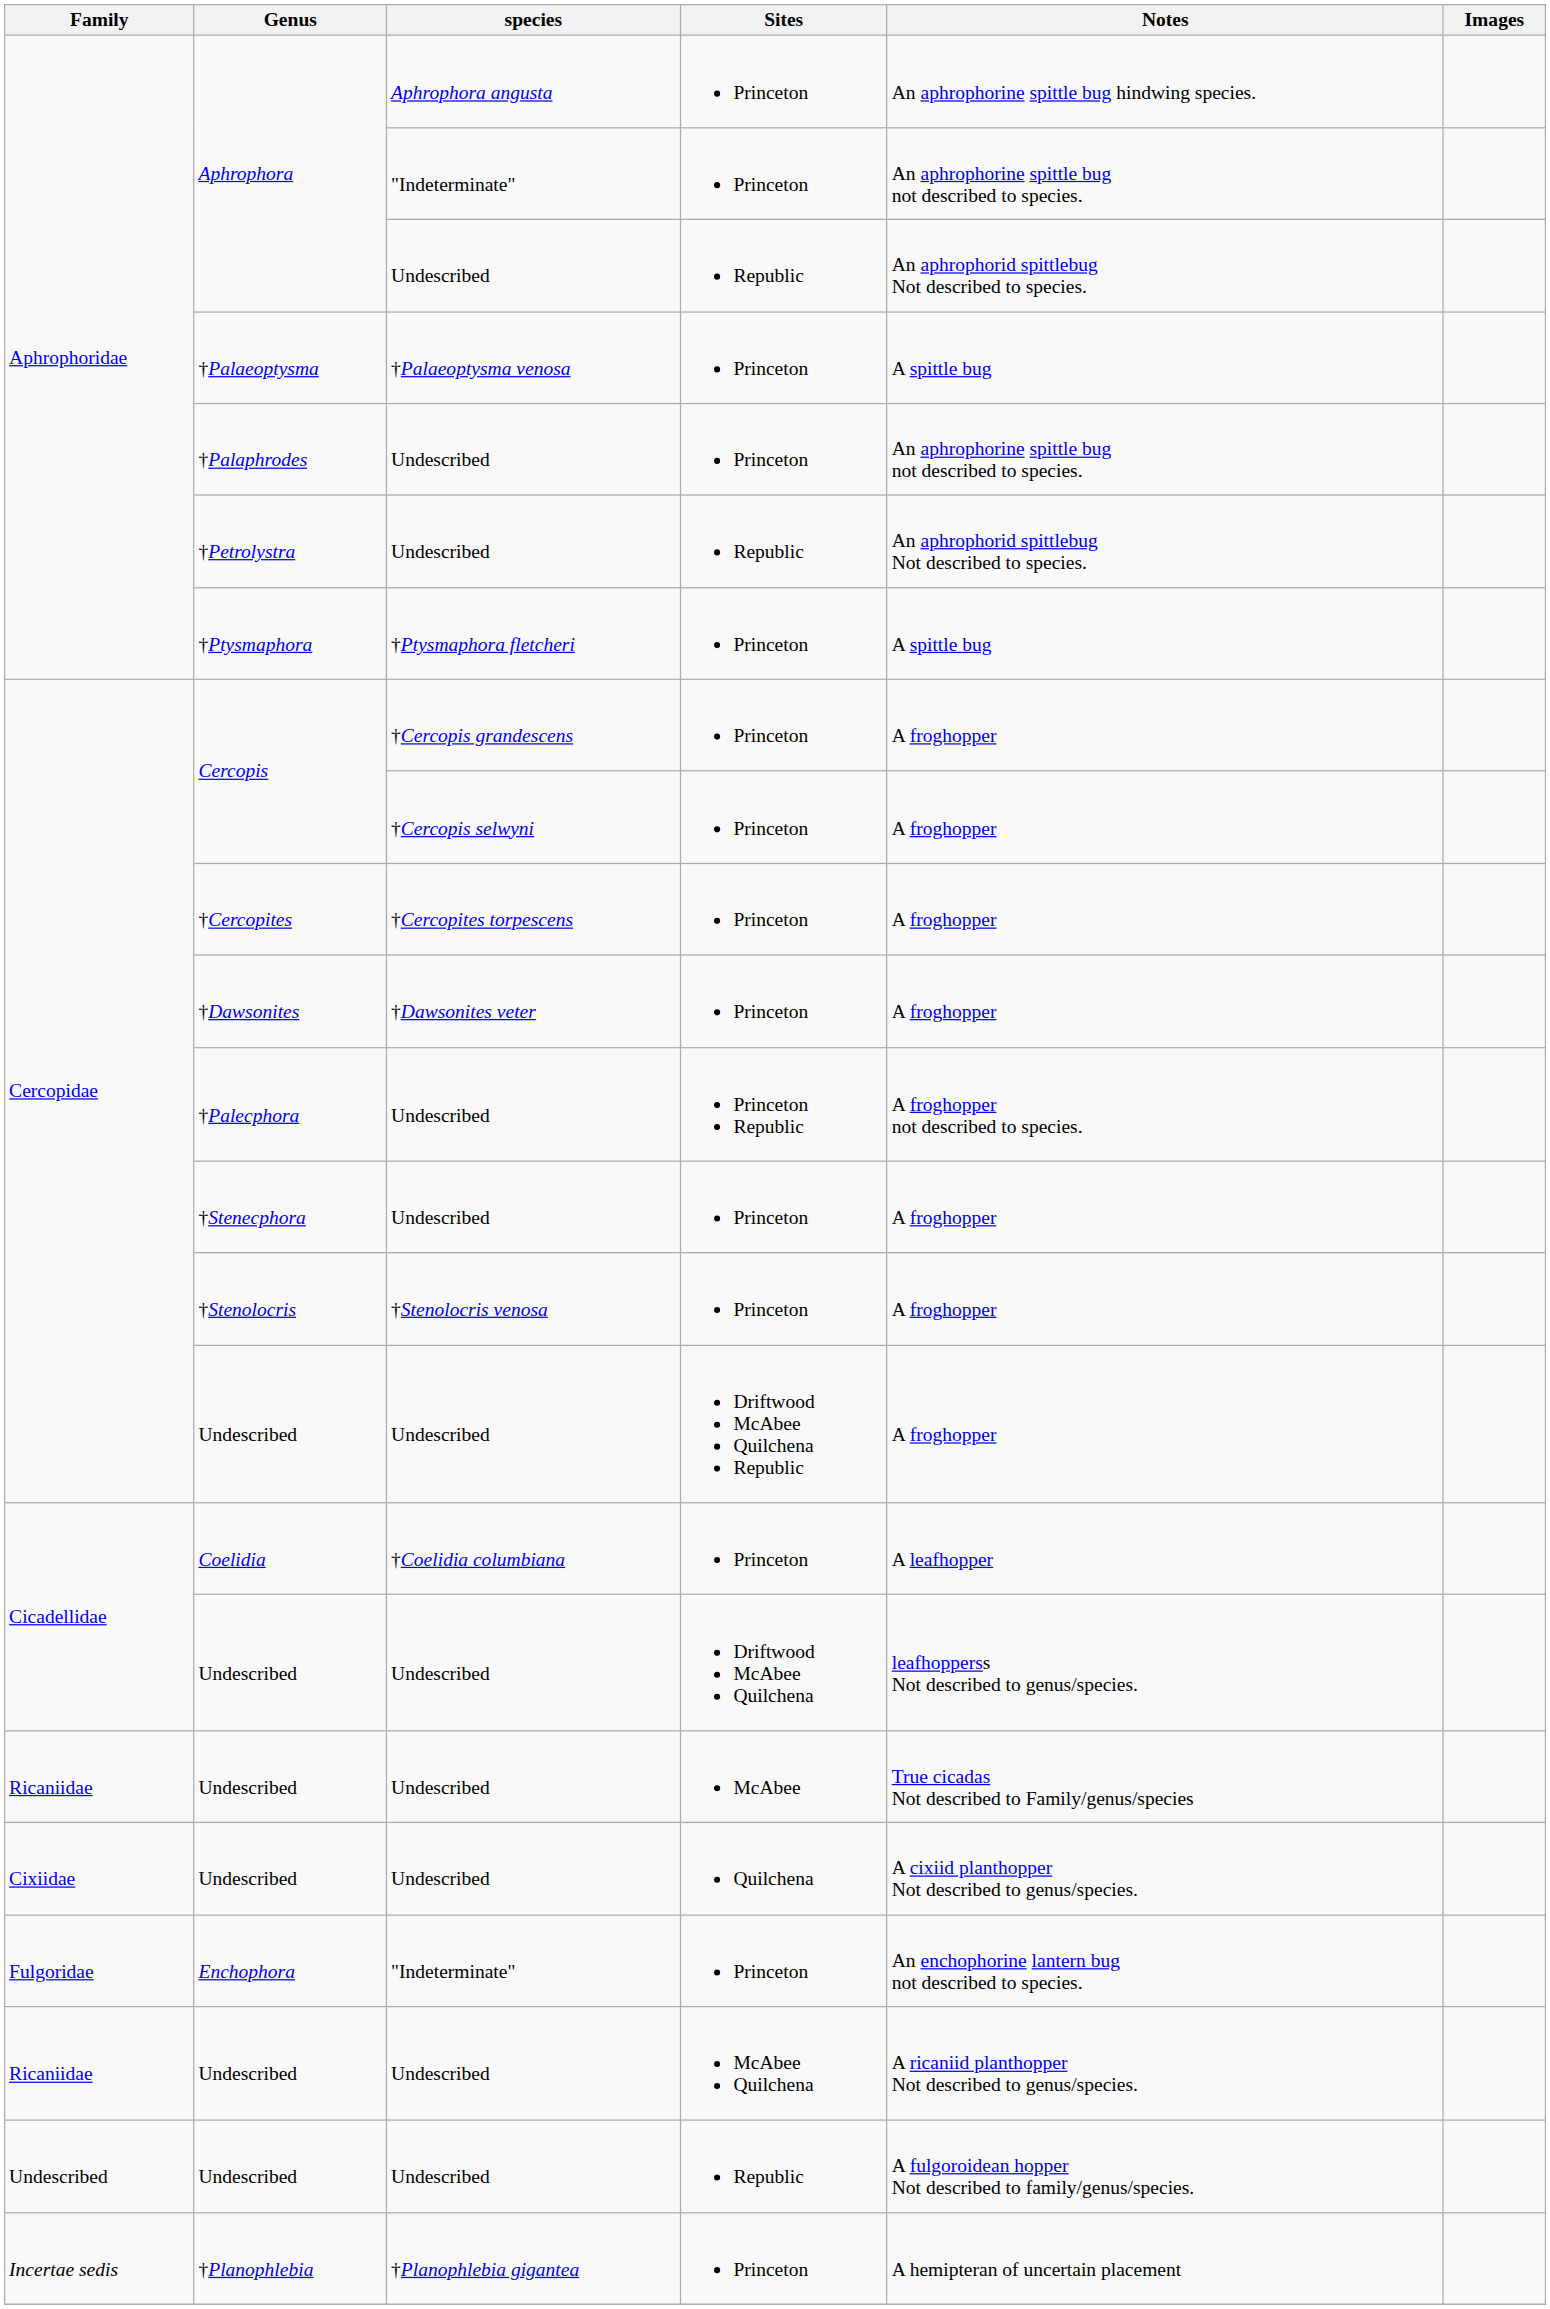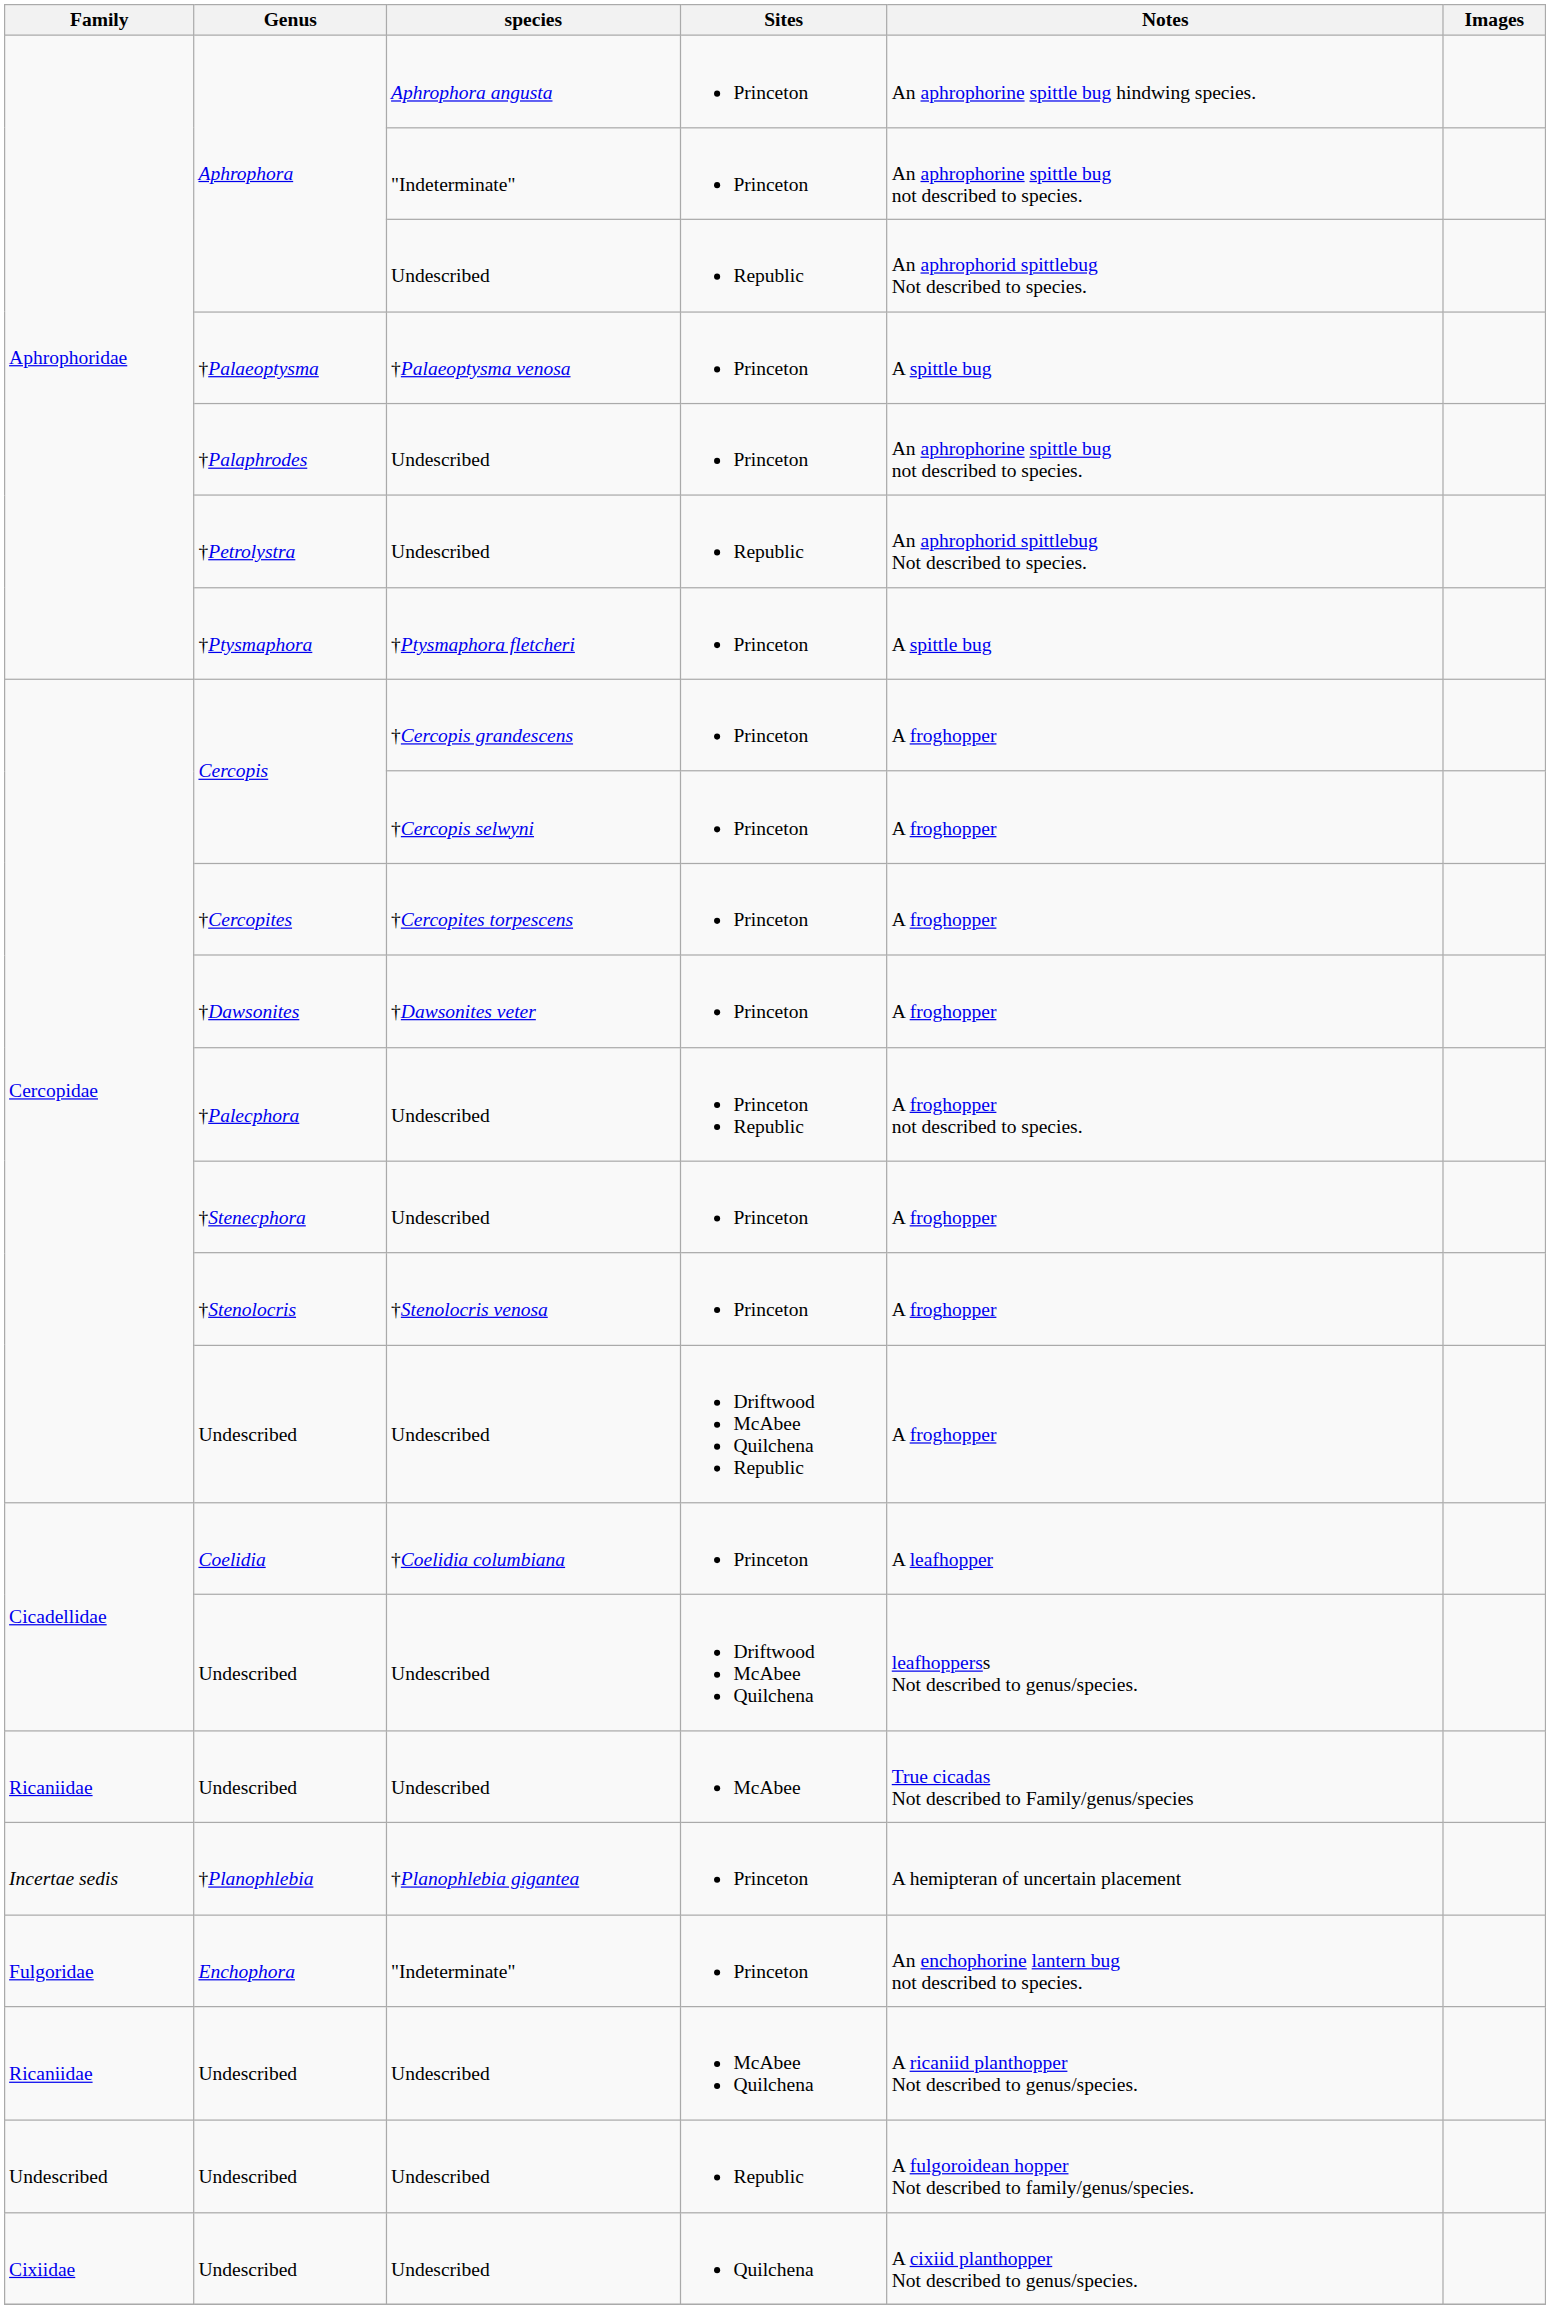rows swapped: (248, 1879) <-> (256, 2269)
